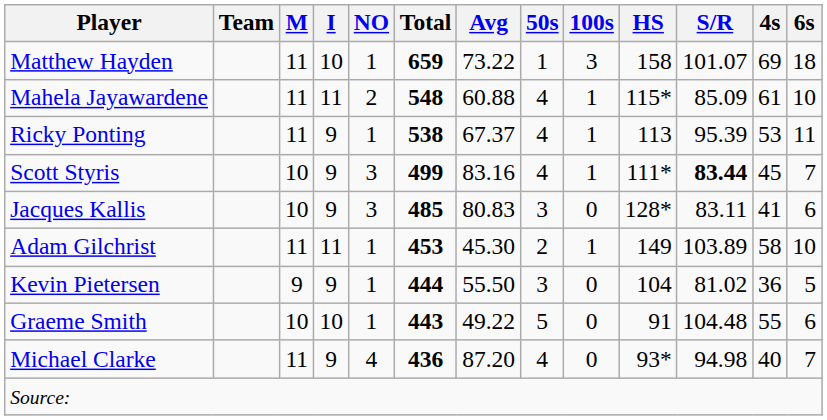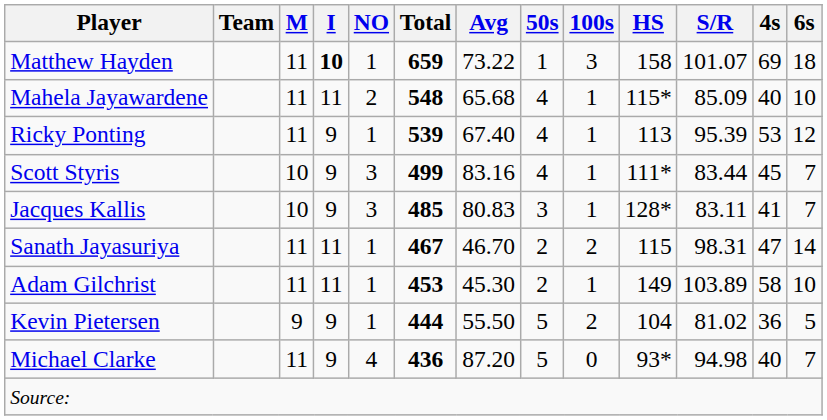(331, 60) normal -> (331, 60) bold
(489, 97) 60.88 -> (489, 97) 65.68
(770, 97) 61 -> (770, 97) 40
(426, 135) 538 -> (426, 135) 539
(489, 135) 67.37 -> (489, 135) 67.40
(805, 135) 11 -> (804, 135) 12
(721, 172) bold -> (721, 172) normal
(592, 209) 0 -> (592, 209) 1
(810, 209) 6 -> (810, 209) 7
+ row: (95, 246)
(542, 284) 3 -> (542, 321) 5
(592, 284) 0 -> (592, 321) 2
- row: (78, 321)
(542, 358) 4 -> (542, 358) 5
